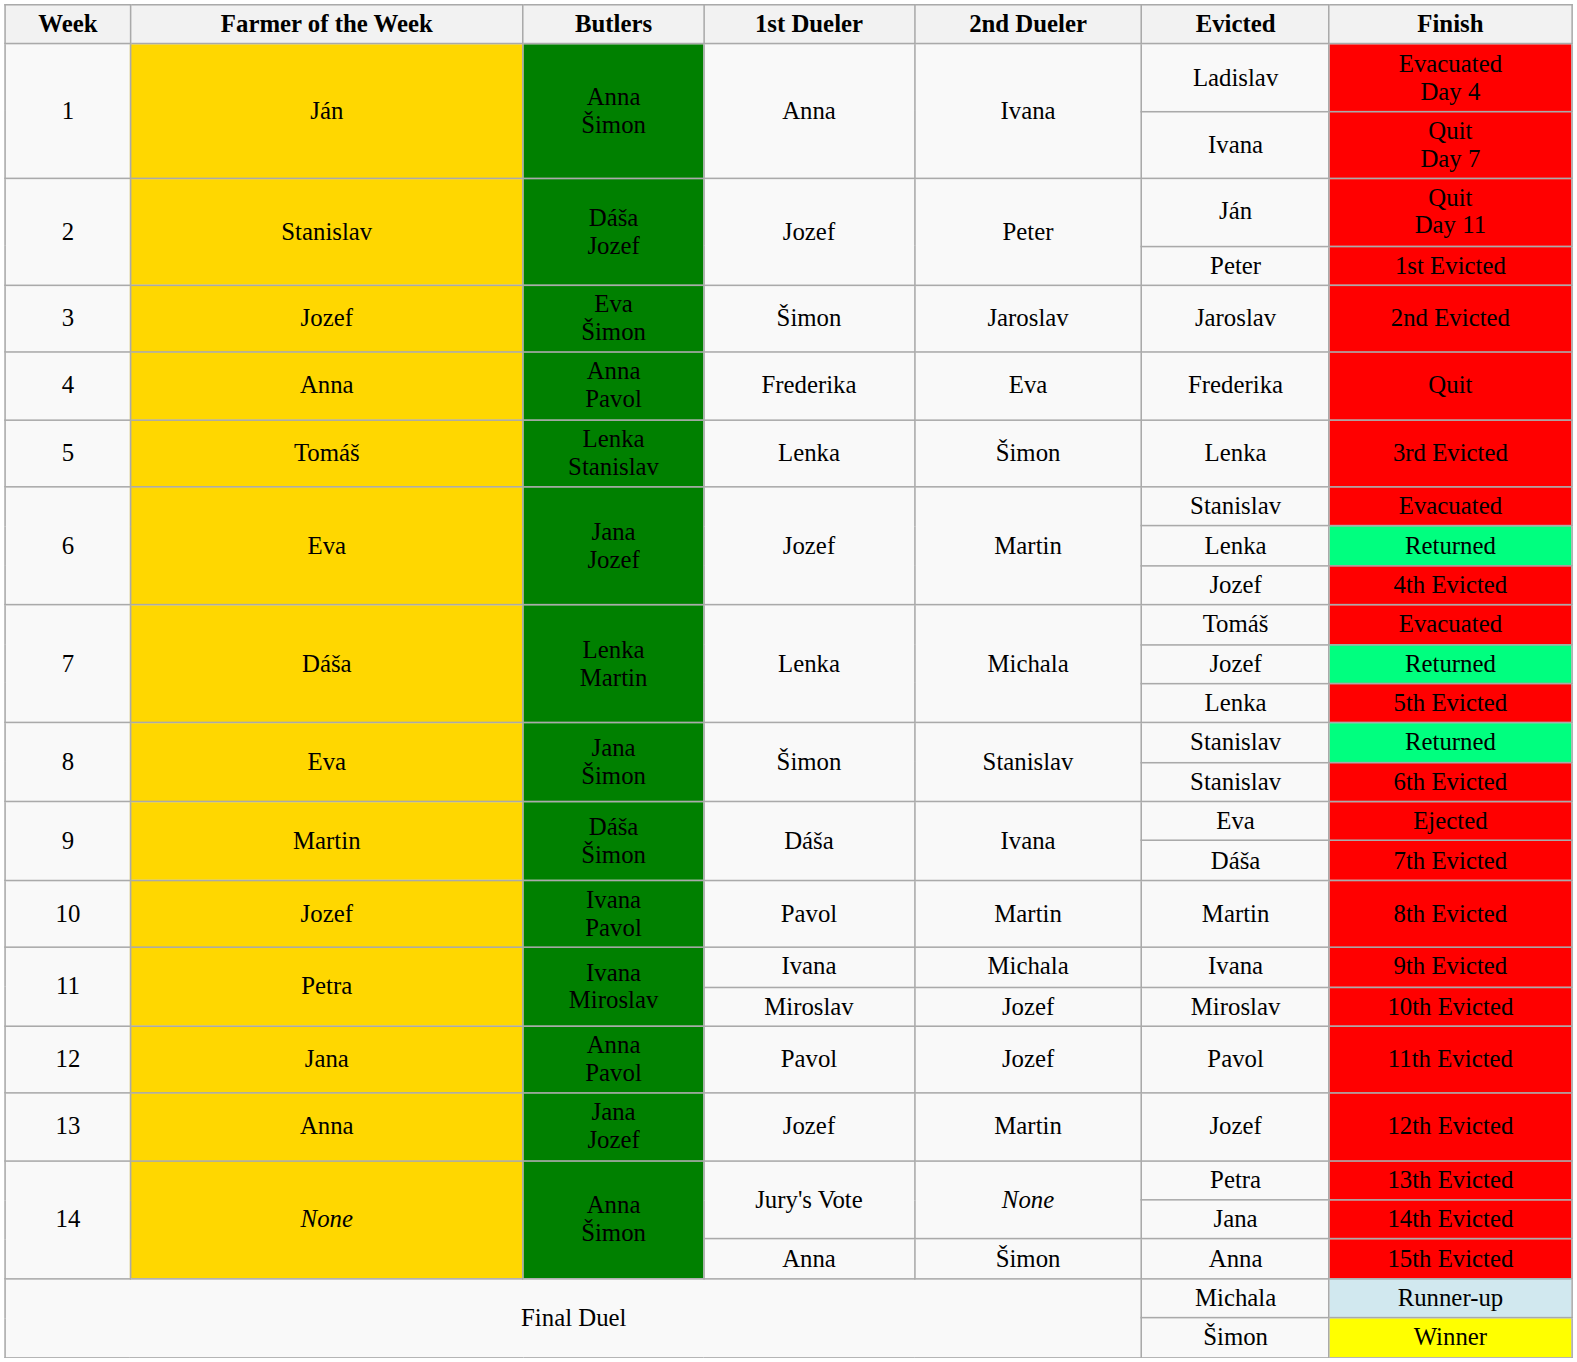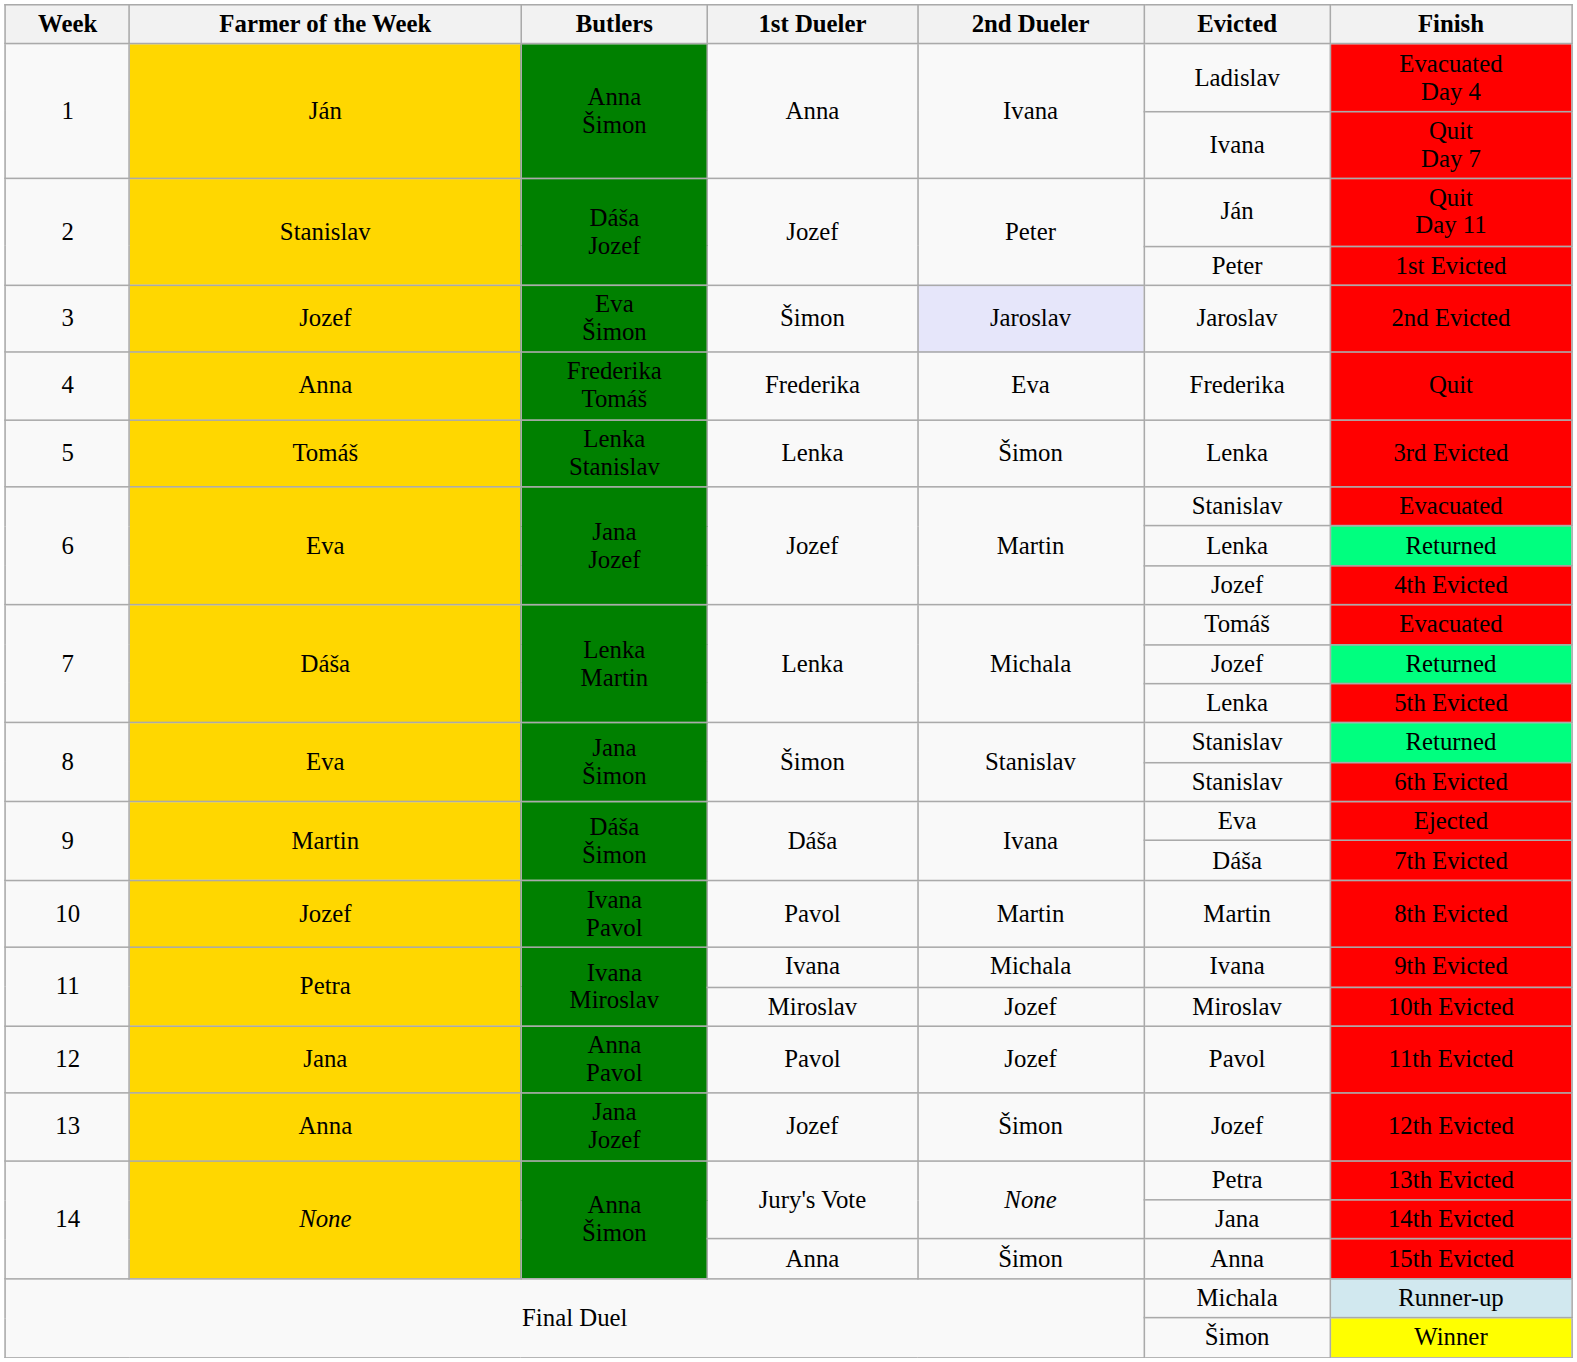(1028, 318) no background -> (1031, 318) lavender background
(614, 385) Anna Pavol -> (614, 385) Frederika Tomáš
(1028, 1126) Martin -> (1031, 1126) Šimon
